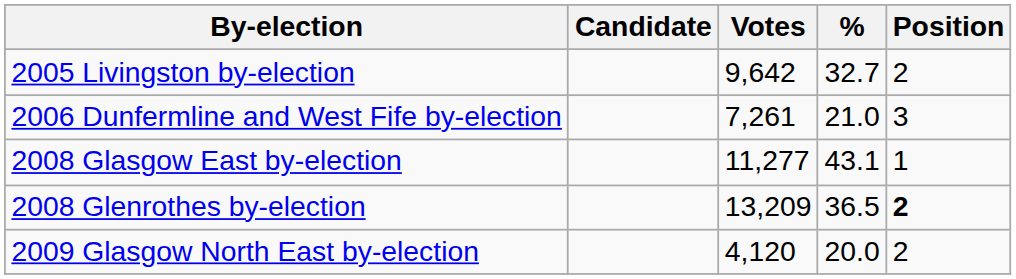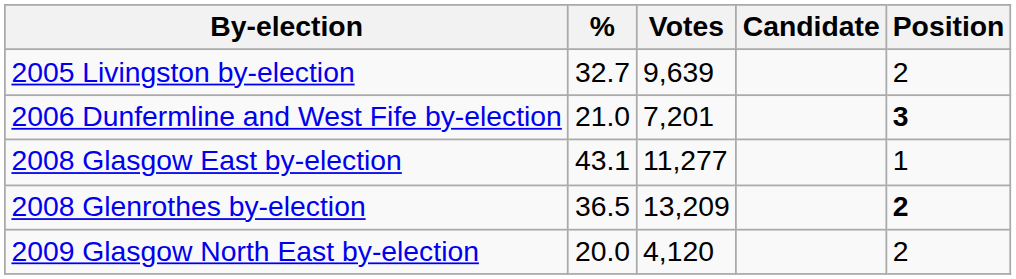columns swapped: (643, 26) <-> (852, 26)
(760, 71) 9,642 -> (679, 71) 9,639
(760, 116) 7,261 -> (679, 116) 7,201
(901, 116) normal -> (901, 116) bold
